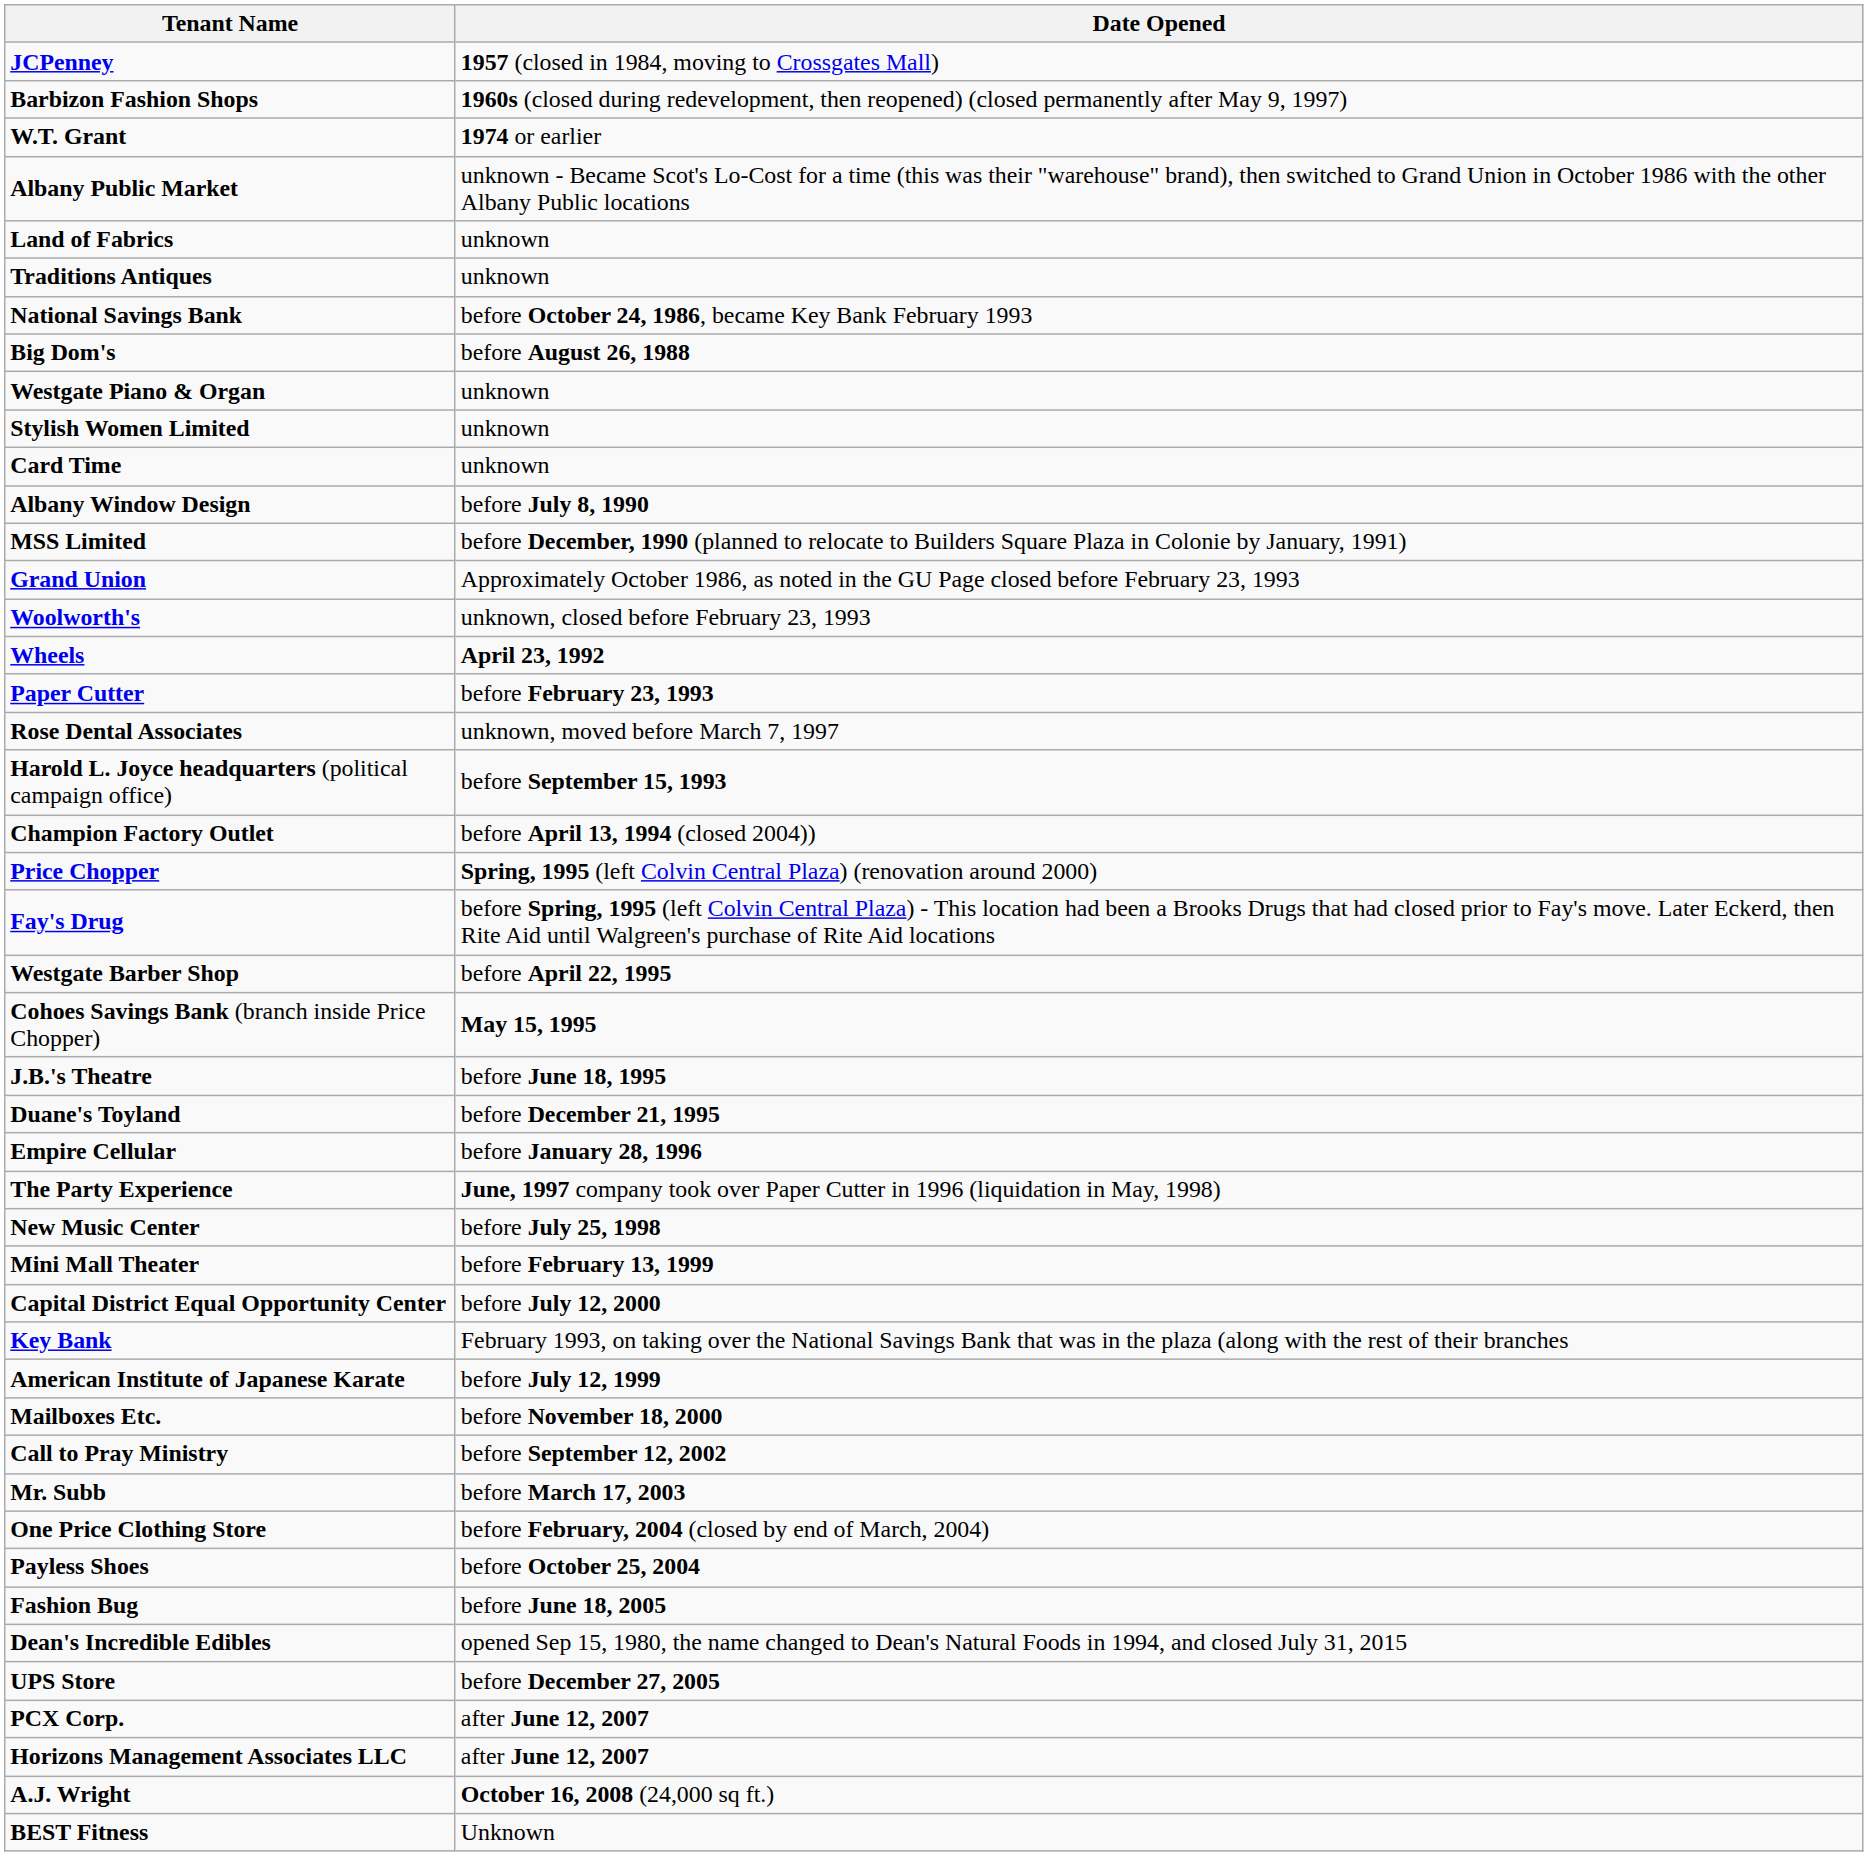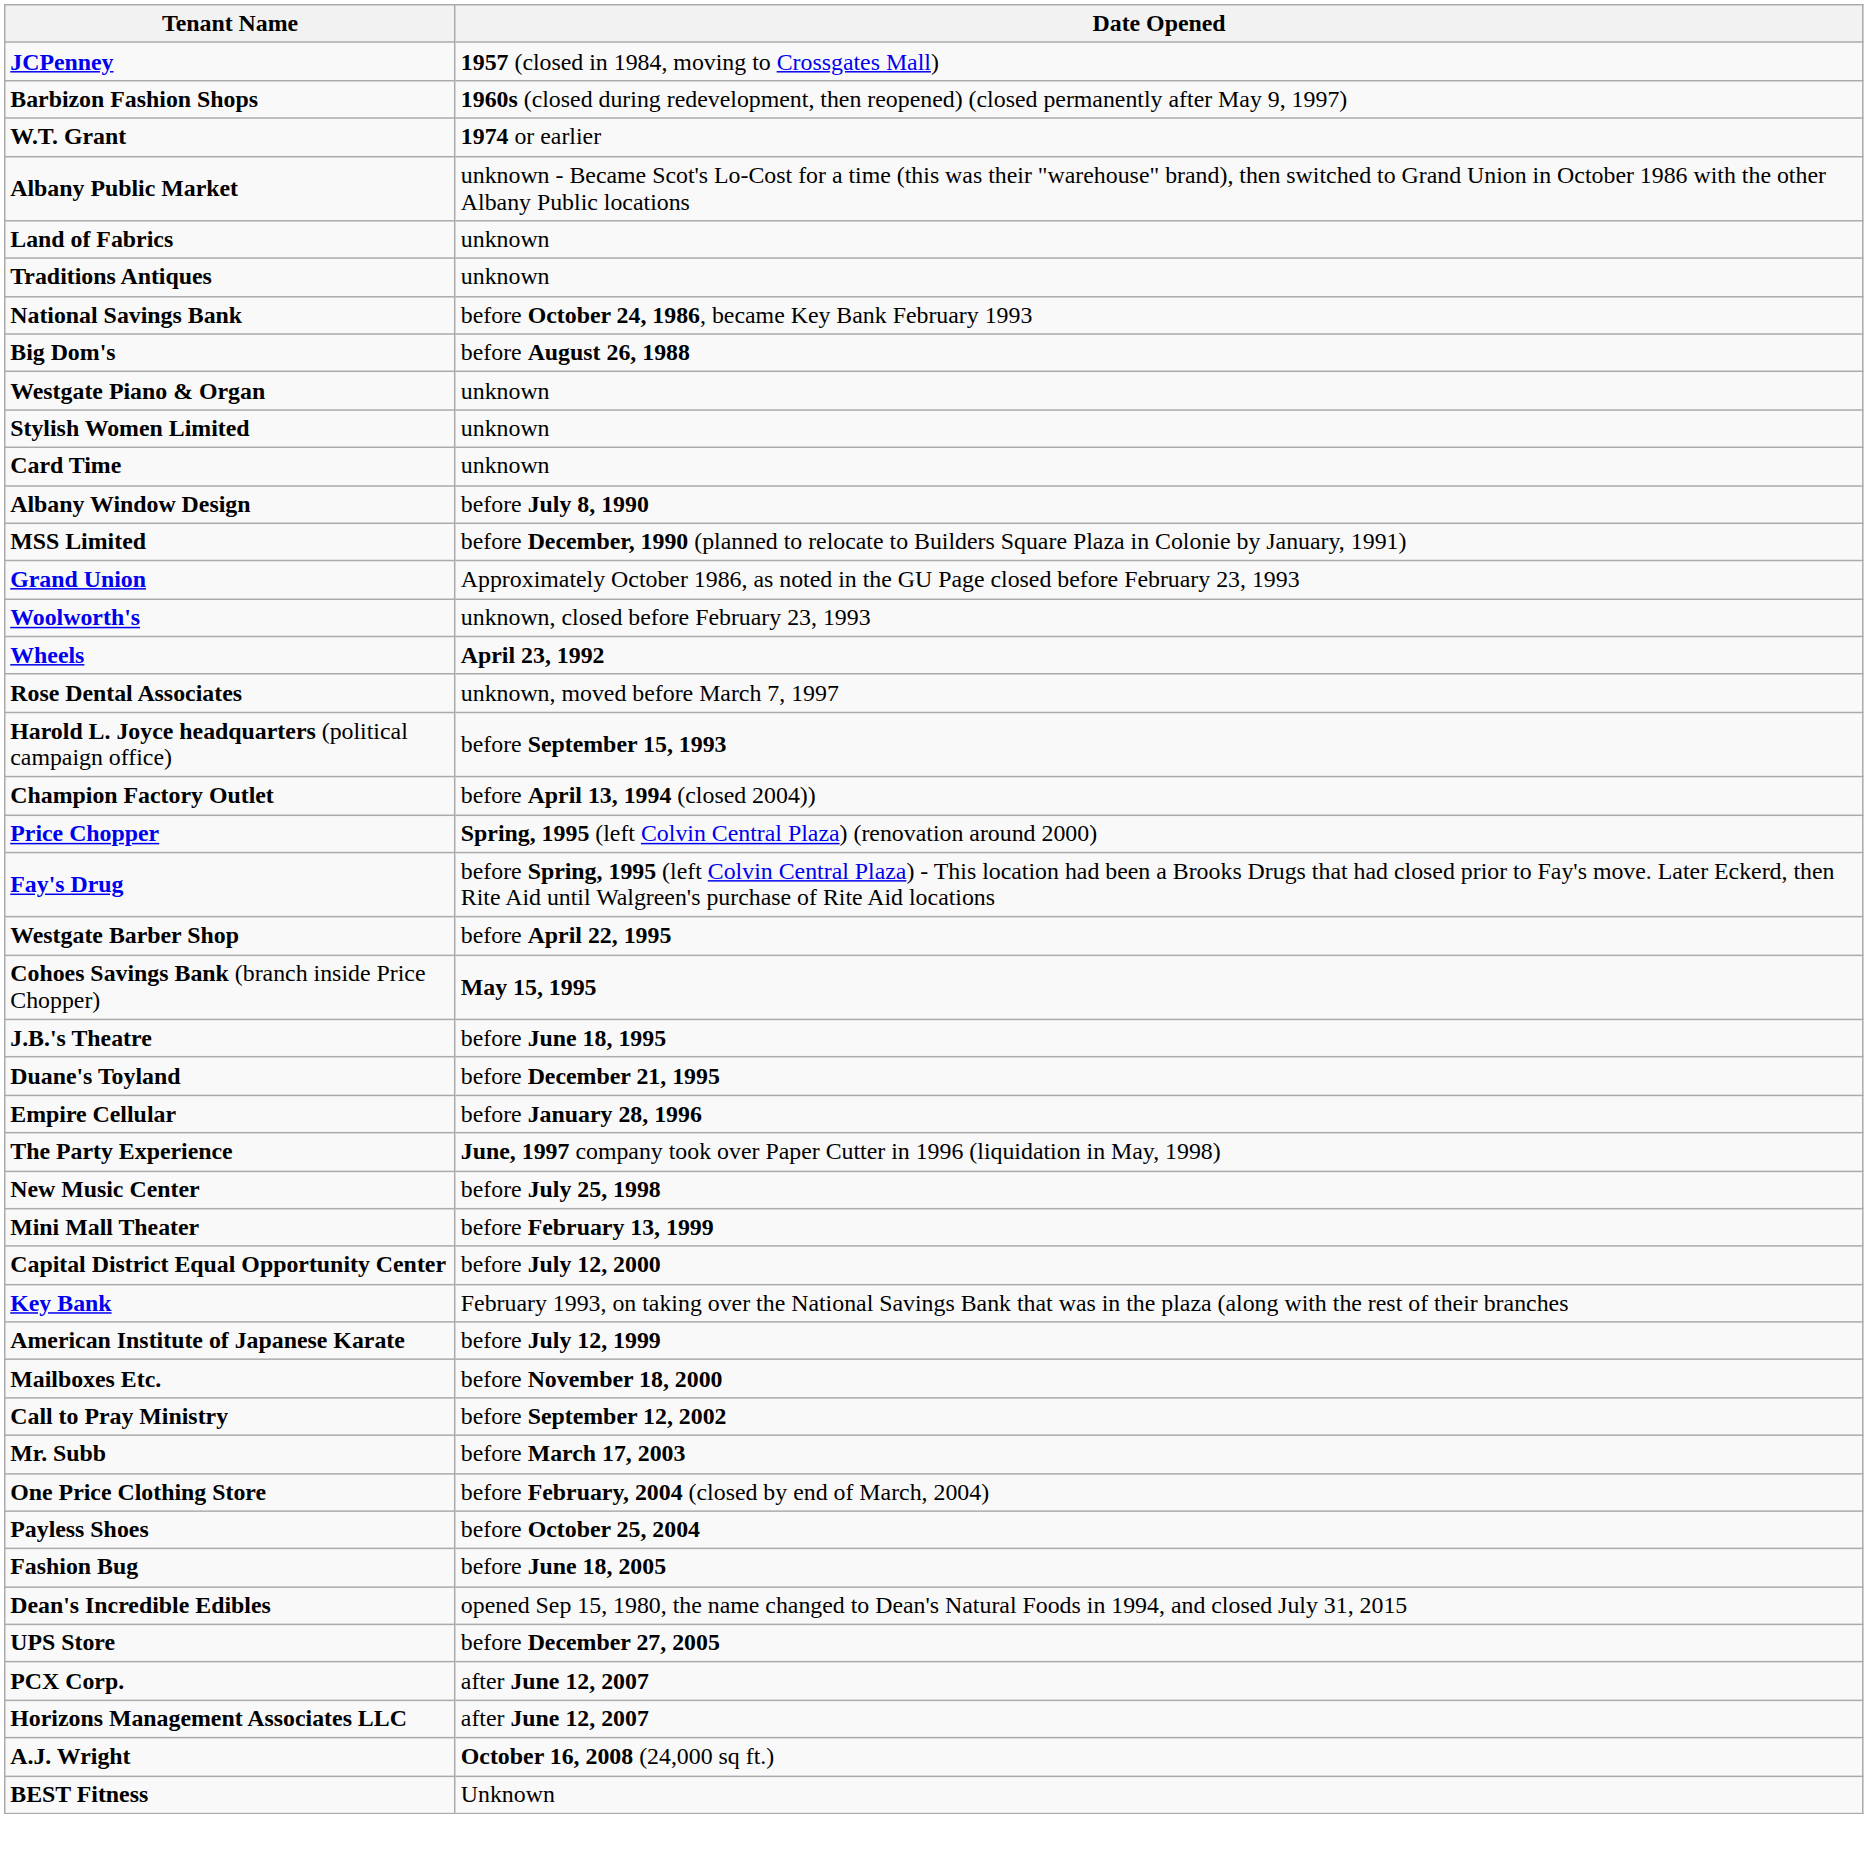- row: (77, 692)
